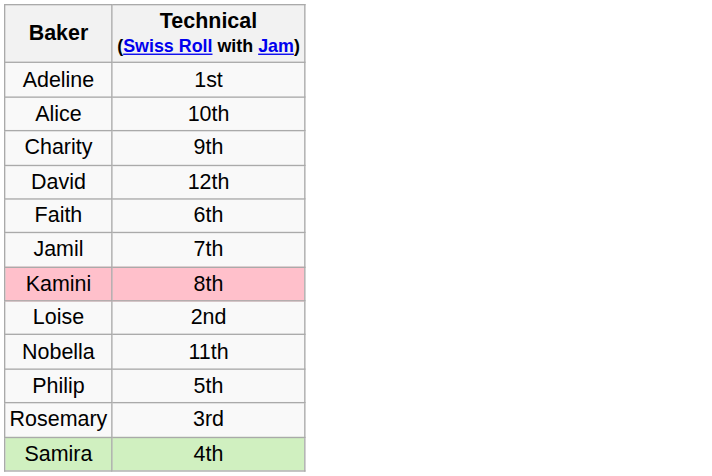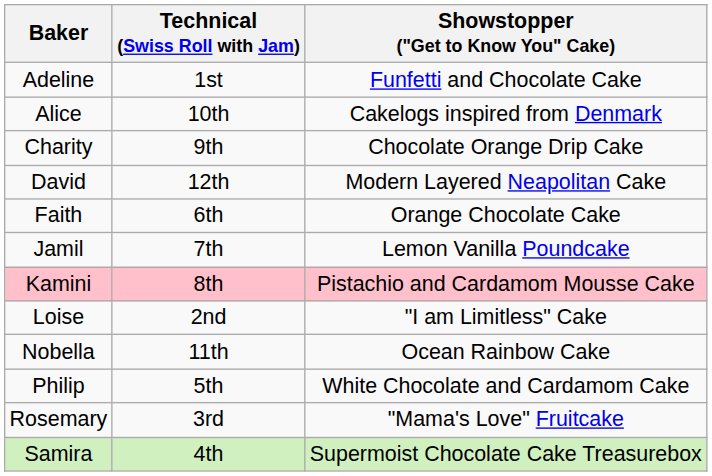+ column: (506, 33)
